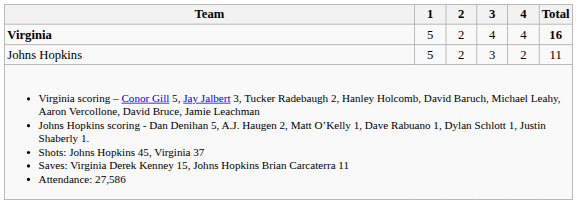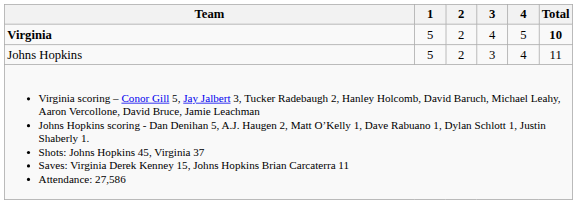(523, 34) 4 -> (523, 34) 5
(556, 34) 16 -> (556, 34) 10
(523, 54) 2 -> (523, 54) 4
